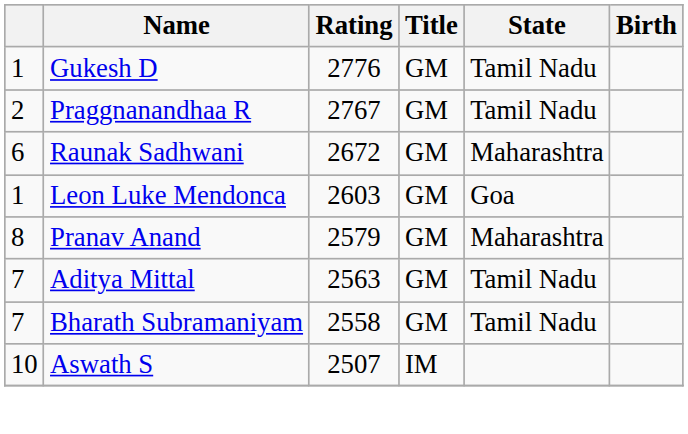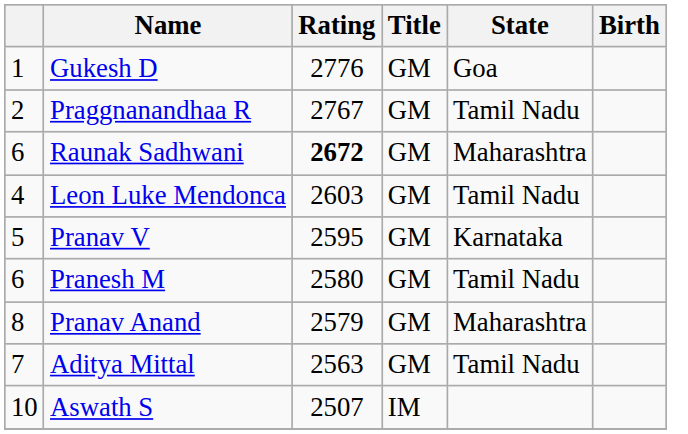(533, 68) Tamil Nadu -> (475, 68) Goa
(354, 152) normal -> (337, 152) bold
(18, 195) 1 -> (18, 195) 4
(492, 195) Goa -> (516, 195) Tamil Nadu
+ row: (100, 237)
+ row: (108, 279)
- row: (177, 322)
